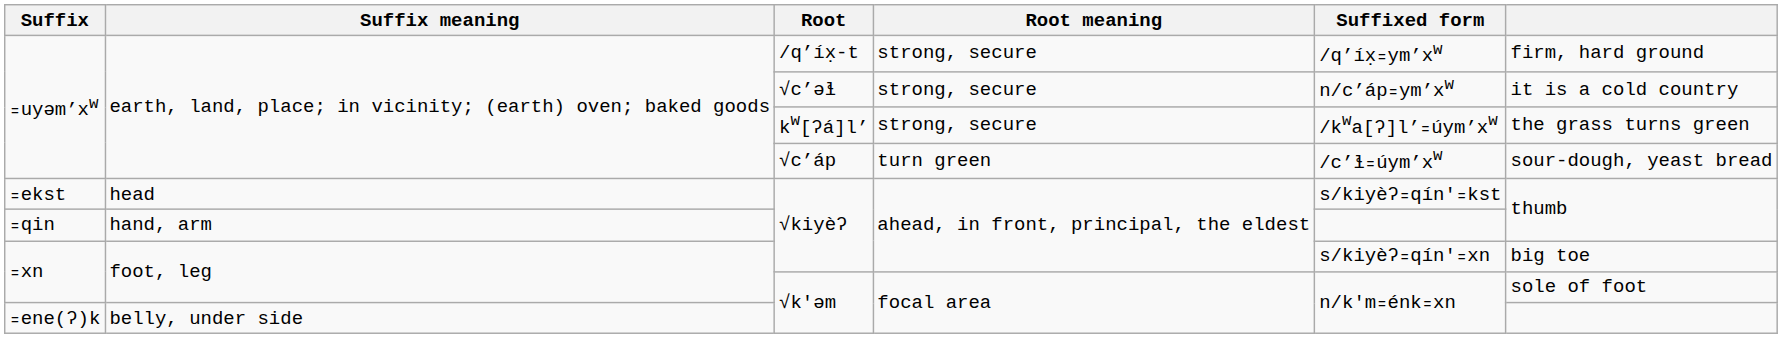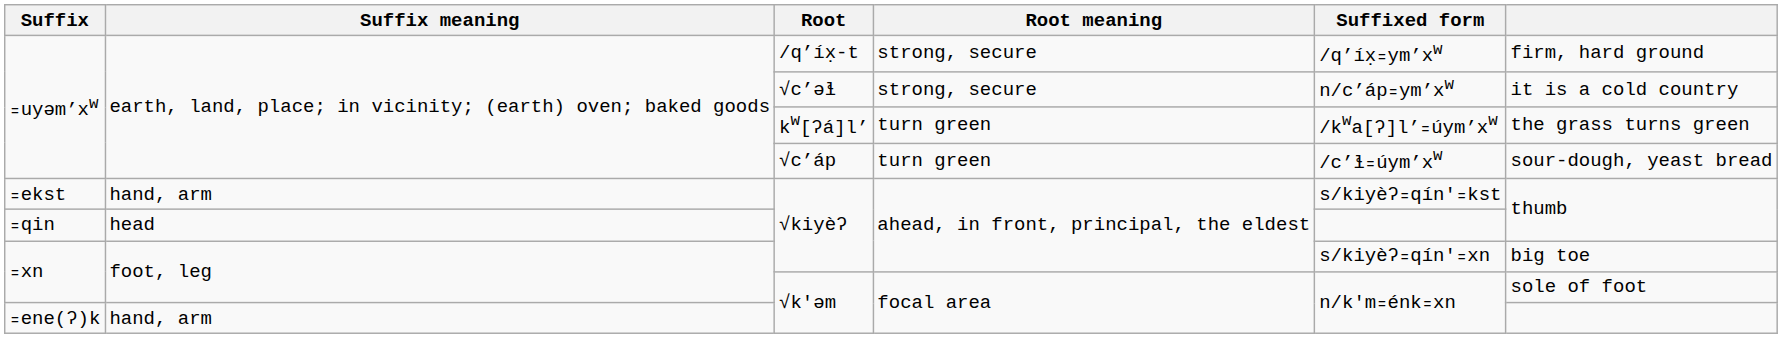(957, 125) strong, secure -> (934, 125) turn green
(132, 194) head -> (161, 194) hand, arm
(161, 225) hand, arm -> (132, 225) head
(206, 318) belly, under side -> (161, 318) hand, arm
